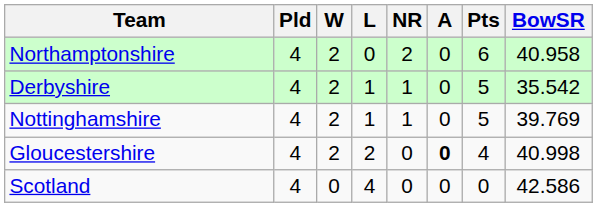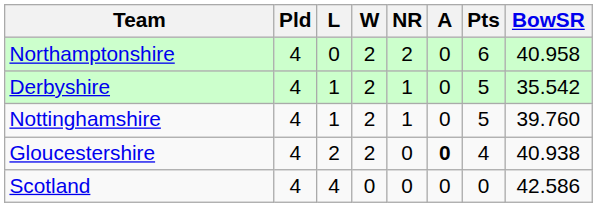columns swapped: (334, 20) <-> (370, 20)
(548, 119) 39.769 -> (548, 119) 39.760
(548, 152) 40.998 -> (548, 152) 40.938
